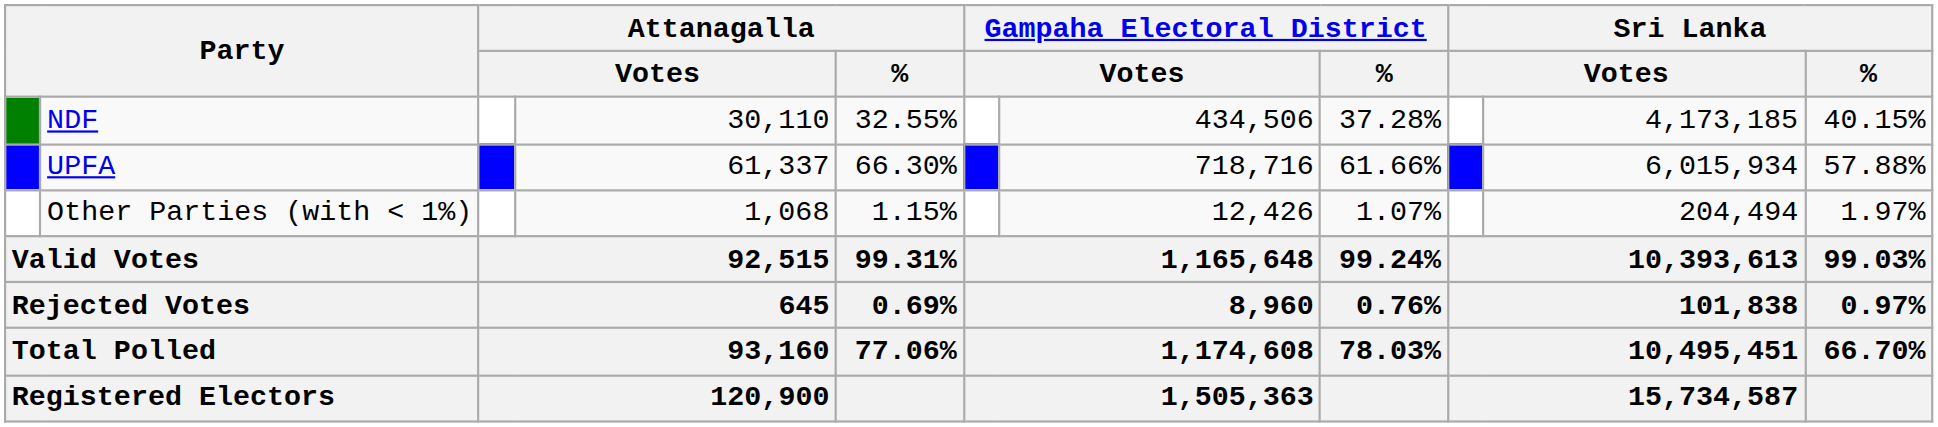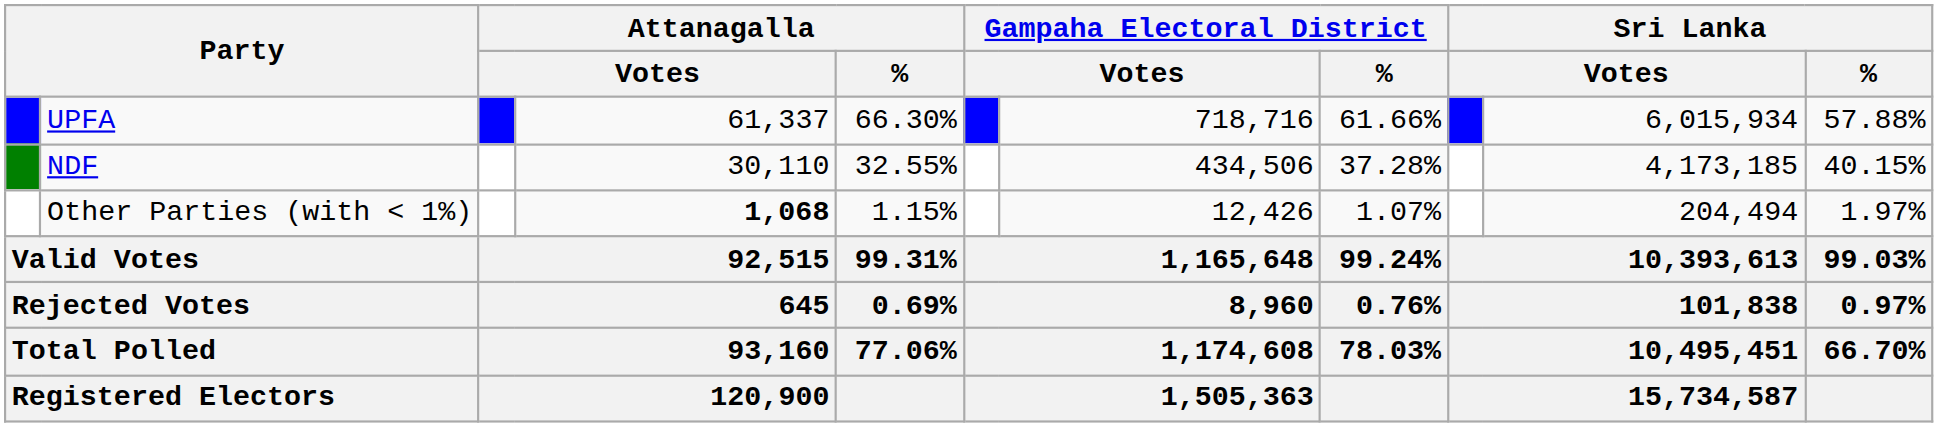rows swapped: (81, 167) <-> (73, 121)
(787, 213) normal -> (787, 213) bold
